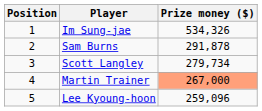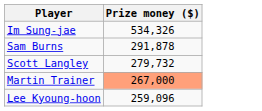- column: (32, 13)
(208, 64) 279,734 -> (153, 64) 279,732
